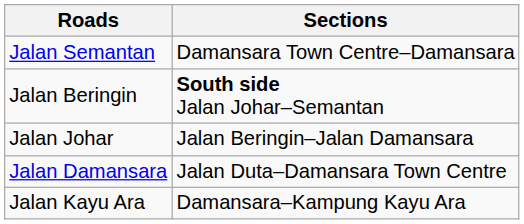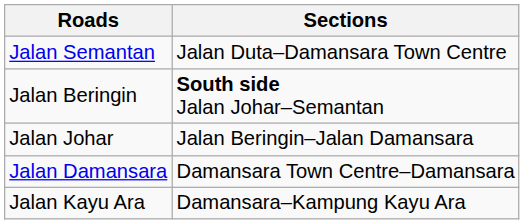(346, 52) Damansara Town Centre–Damansara -> (342, 52) Jalan Duta–Damansara Town Centre
(342, 171) Jalan Duta–Damansara Town Centre -> (346, 171) Damansara Town Centre–Damansara
